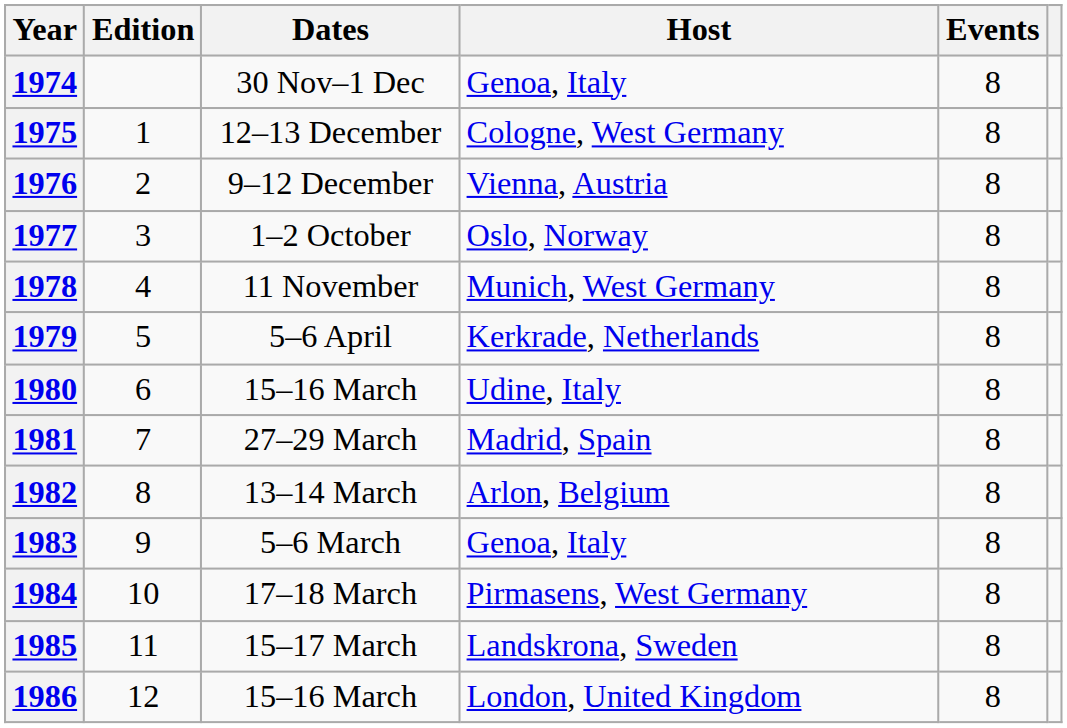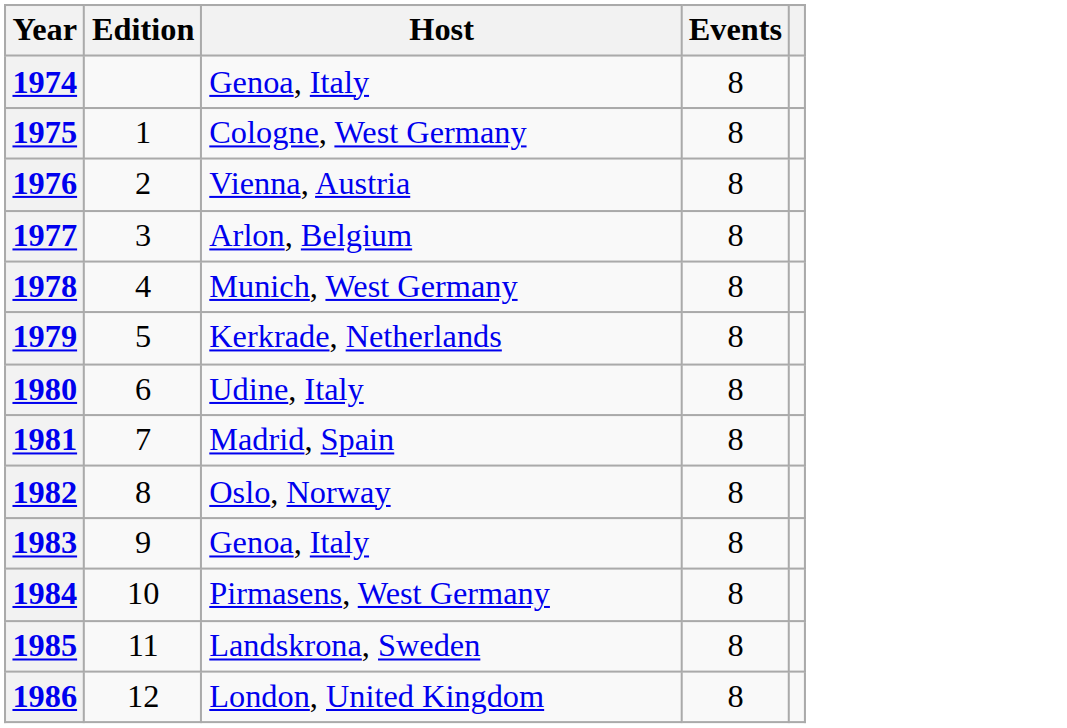- column: (330, 30)
(557, 235) Oslo, Norway -> (311, 235) Arlon, Belgium
(568, 491) Arlon, Belgium -> (300, 491) Oslo, Norway
